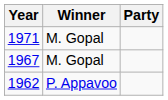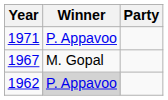(75, 38) M. Gopal -> (81, 38) P. Appavoo
(81, 83) no background -> (81, 83) lightgrey background
